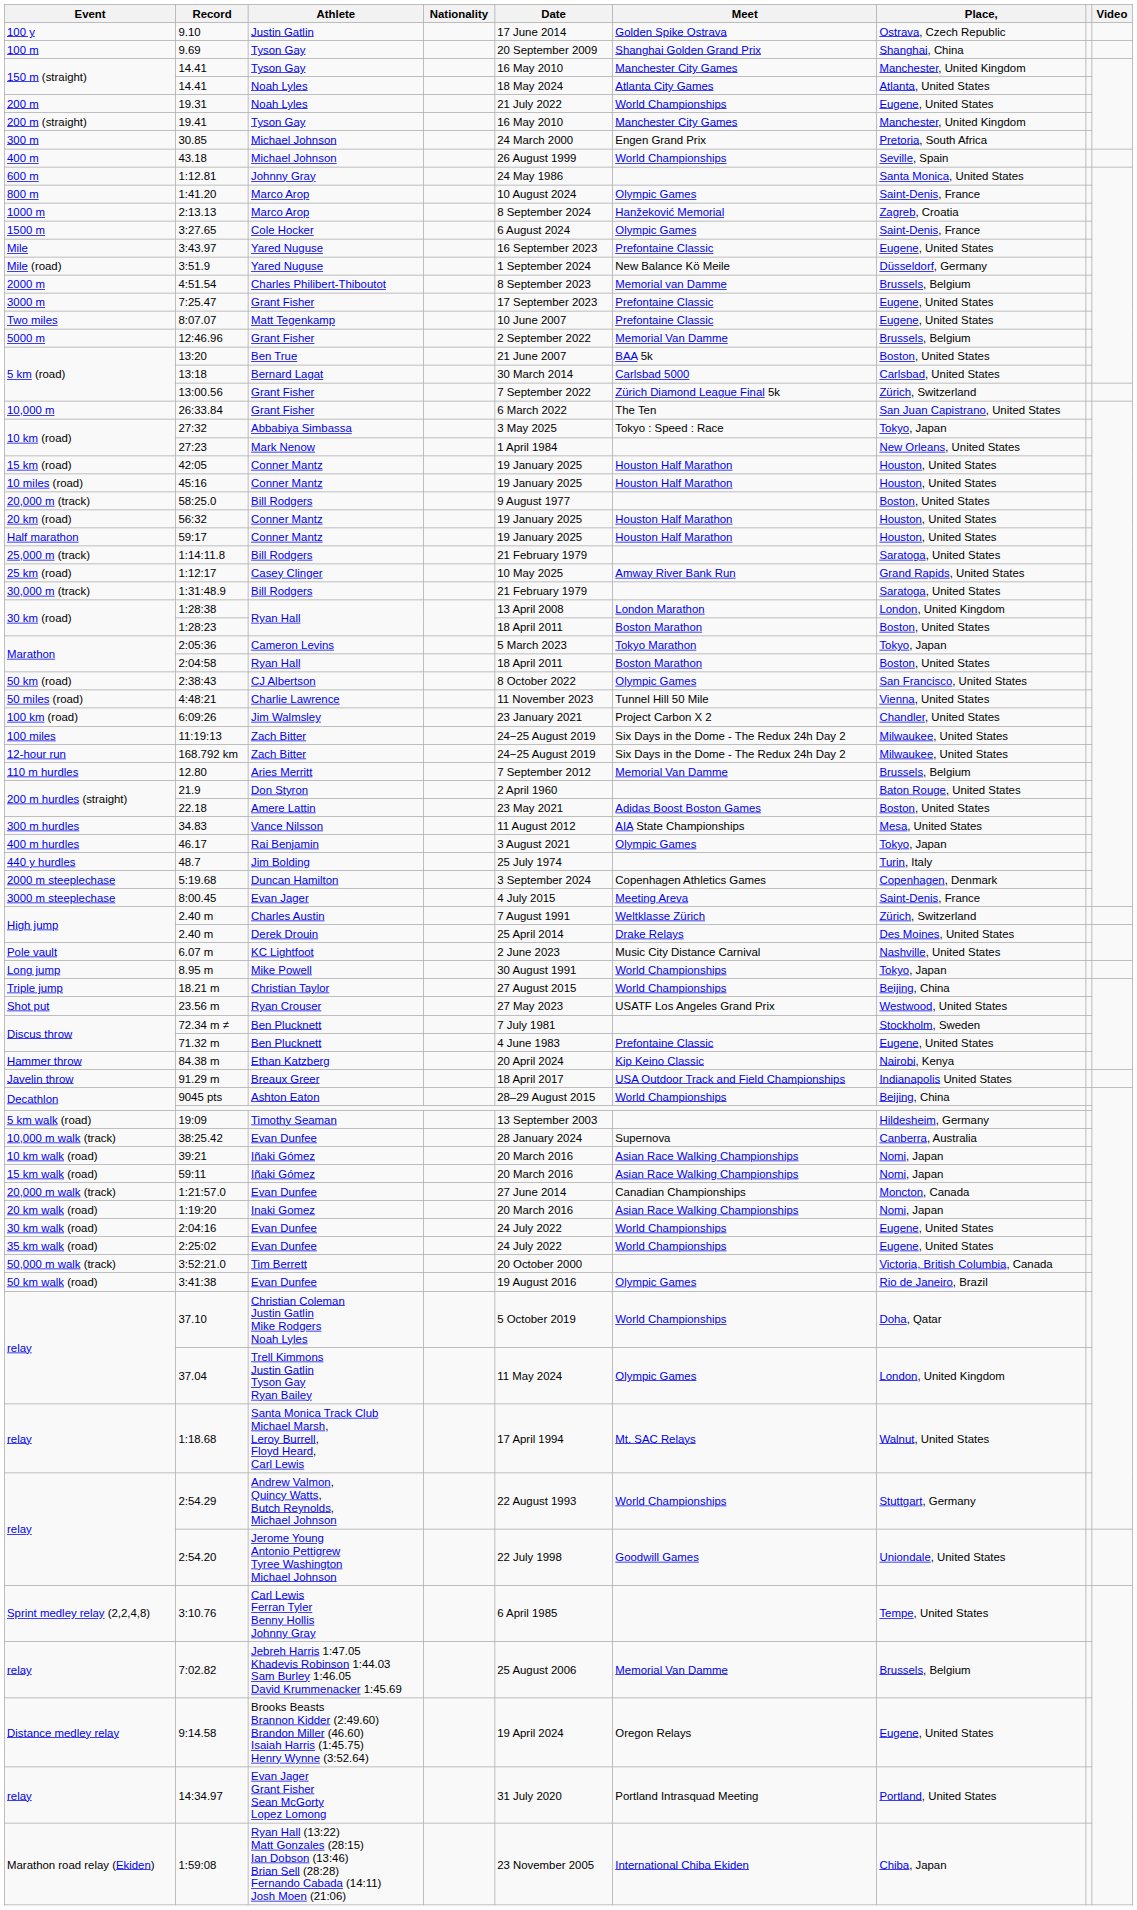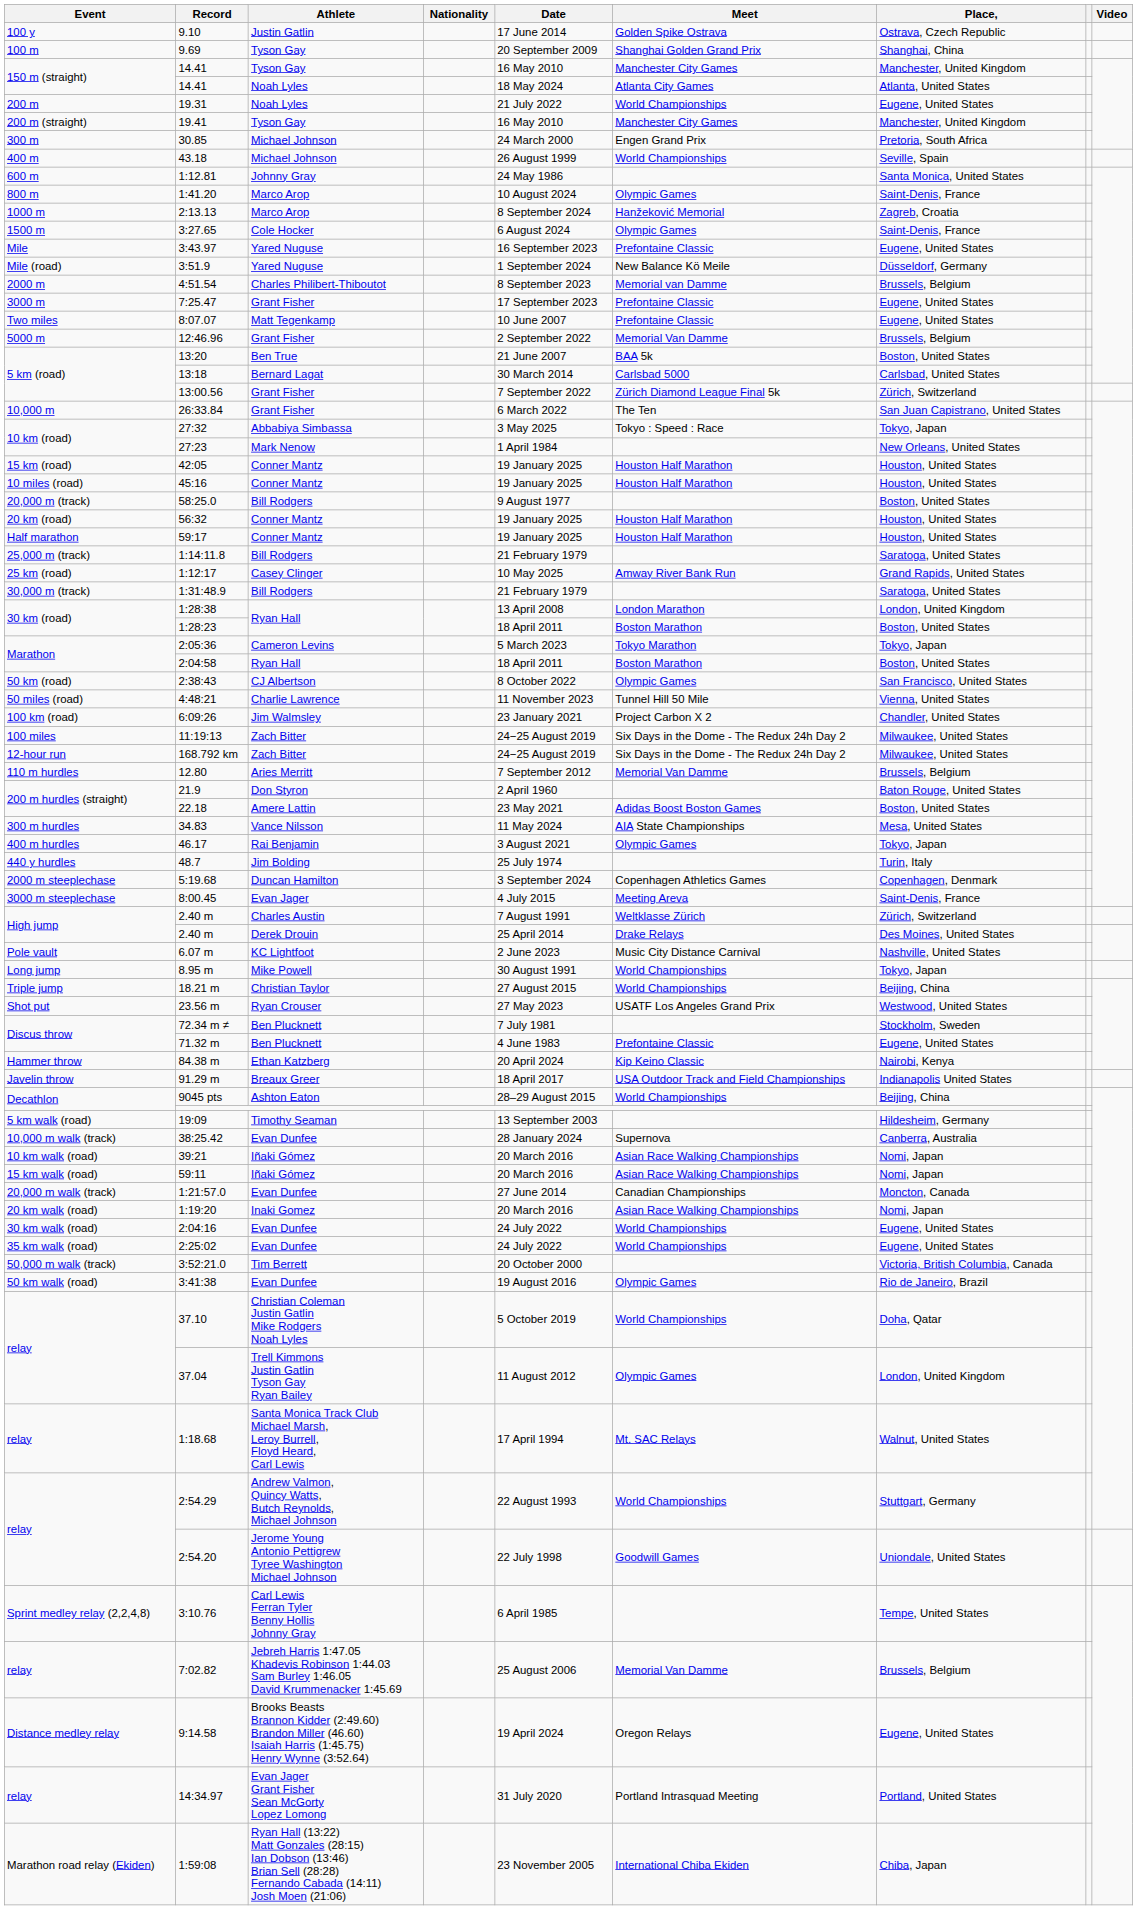(536, 826) 11 August 2012 -> (530, 826) 11 May 2024
(530, 1376) 11 May 2024 -> (536, 1376) 11 August 2012
